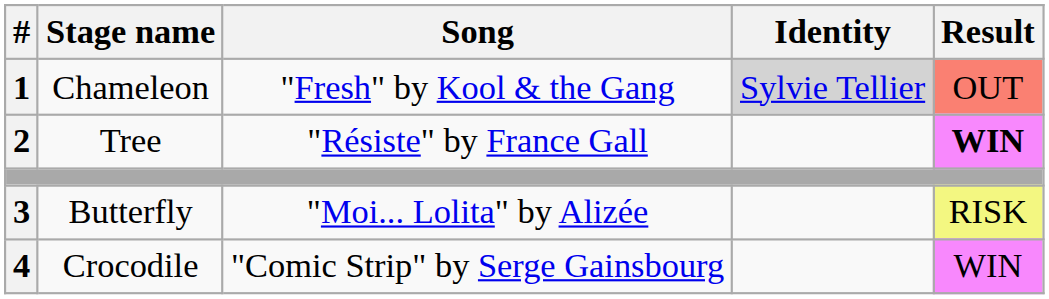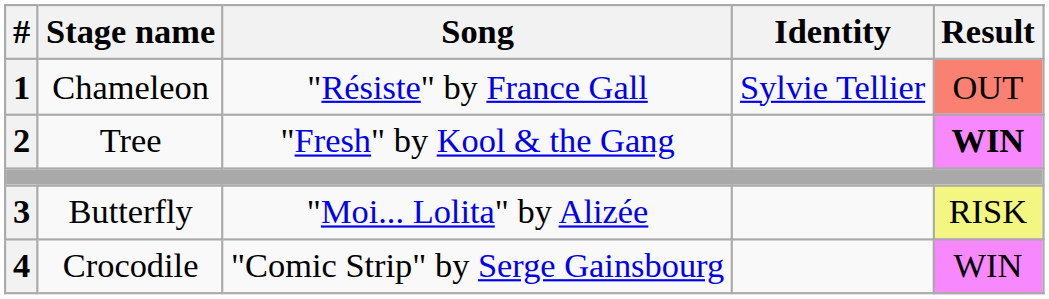(478, 86) "Fresh" by Kool & the Gang -> (478, 86) "Résiste" by France Gall
(833, 86) lightgrey background -> (833, 86) no background
(478, 140) "Résiste" by France Gall -> (478, 140) "Fresh" by Kool & the Gang
